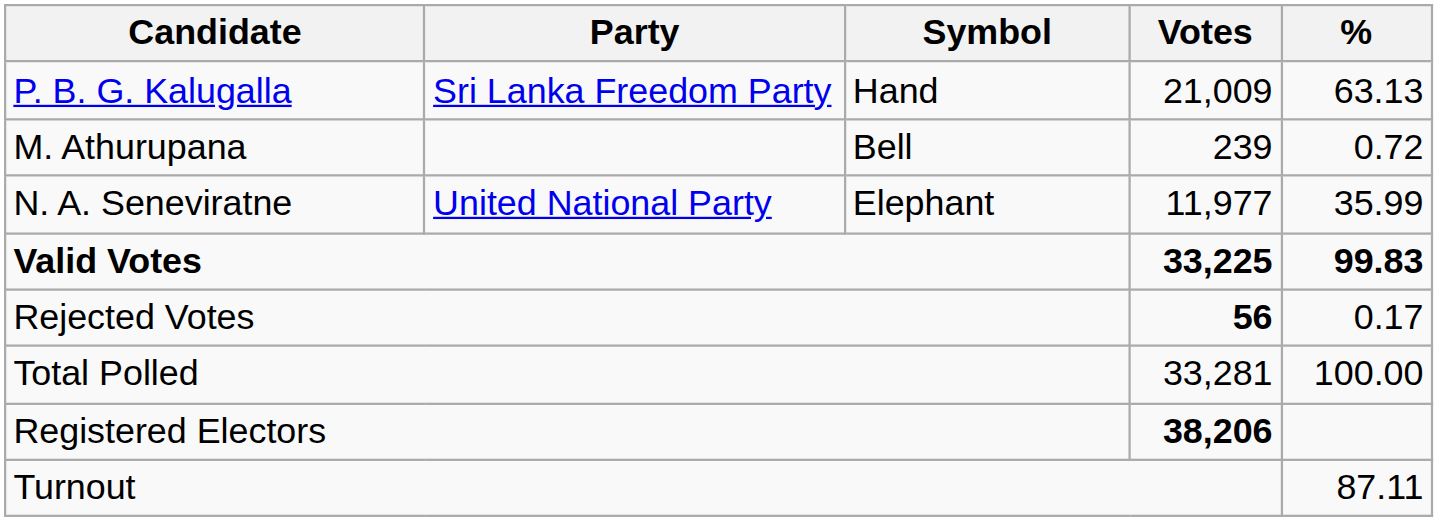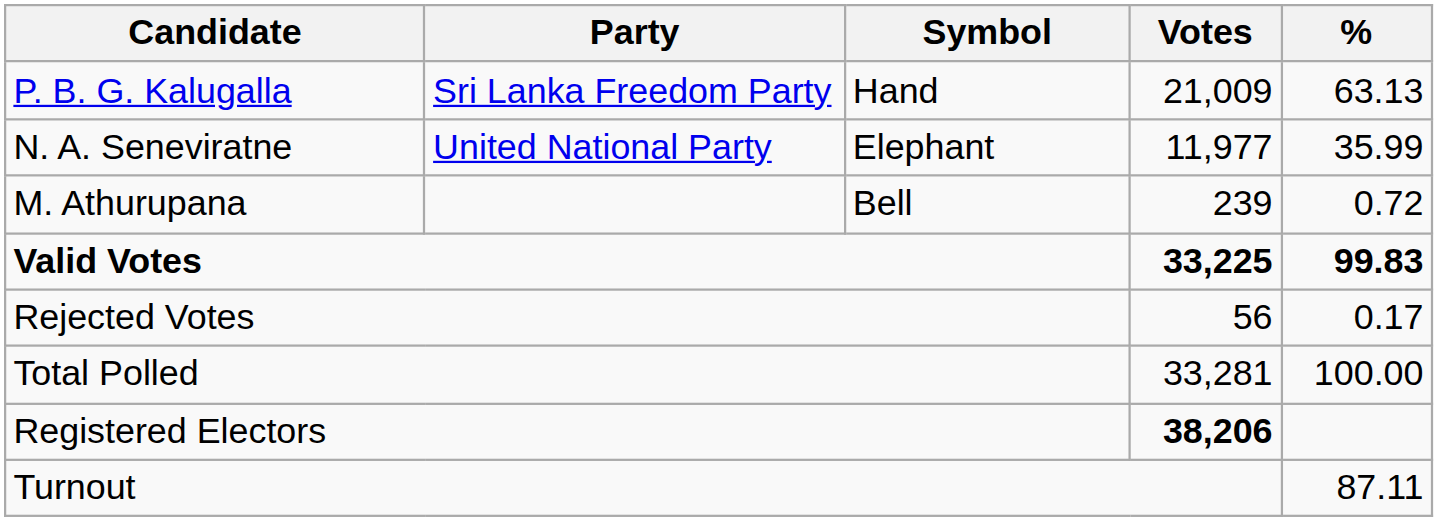rows swapped: (153, 203) <-> (130, 146)
(1253, 317) bold -> (1253, 317) normal
